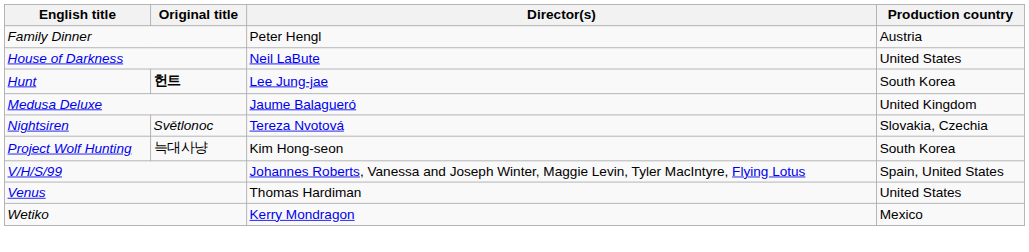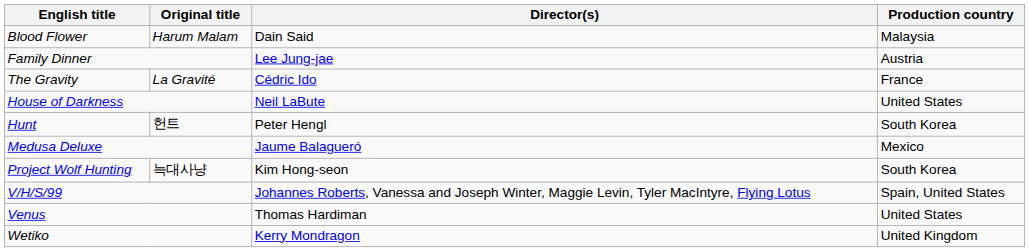+ row: (47, 36)
(285, 36) Peter Hengl -> (294, 58) Lee Jung-jae
+ row: (43, 79)
(167, 80) bold -> (166, 123) normal
(289, 81) Lee Jung-jae -> (291, 124) Peter Hengl
(928, 104) United Kingdom -> (902, 147) Mexico
- row: (38, 125)
(901, 214) Mexico -> (929, 236) United Kingdom
